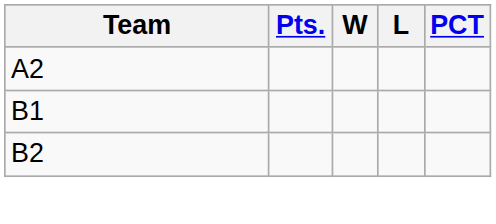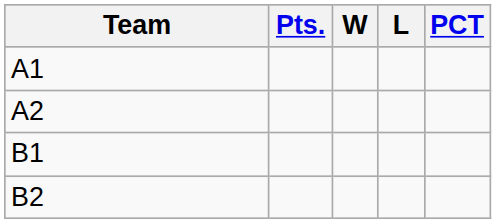+ row: (27, 68)
